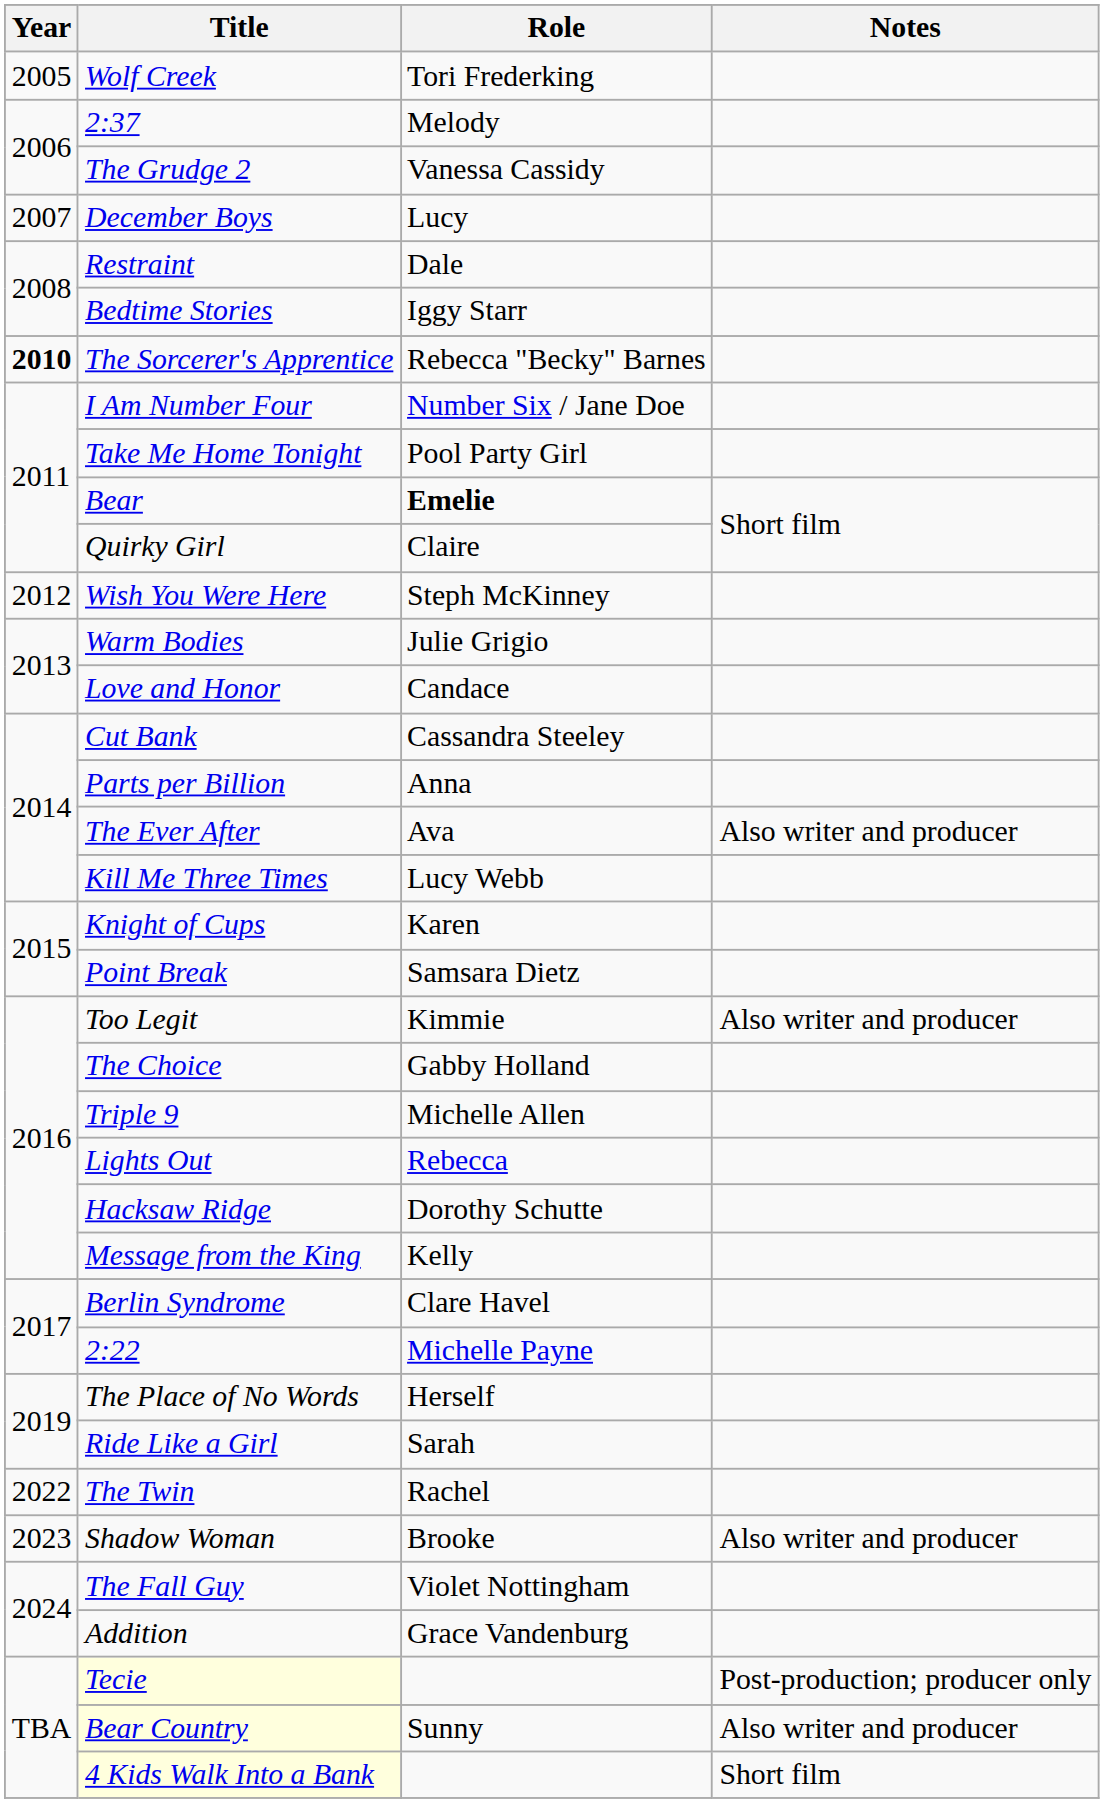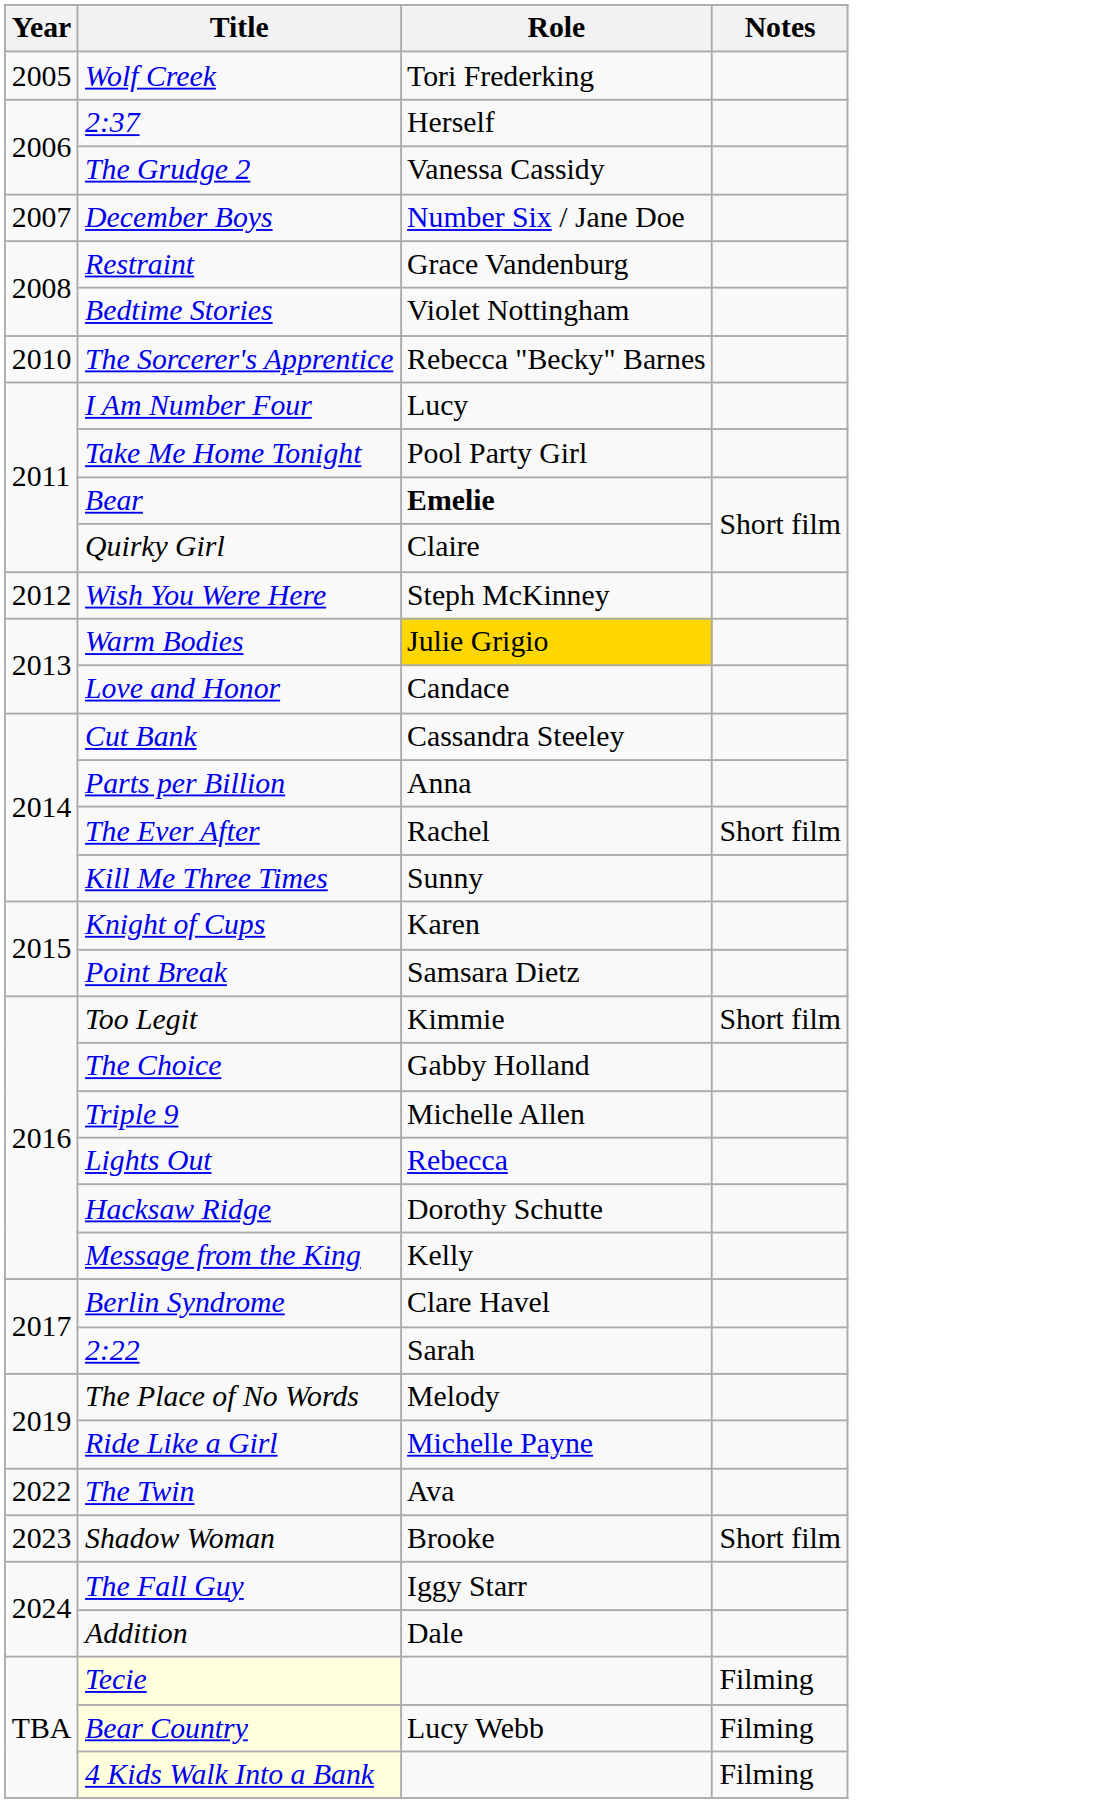(453, 122) Melody -> (451, 122) Herself
(438, 216) Lucy -> (546, 216) Number Six / Jane Doe
(435, 264) Dale -> (518, 264) Grace Vandenburg
(467, 311) Iggy Starr -> (518, 311) Violet Nottingham
(42, 358) bold -> (42, 358) normal
(546, 405) Number Six / Jane Doe -> (438, 405) Lucy
(478, 641) no background -> (478, 641) gold background
(431, 830) Ava -> (448, 830) Rachel
(869, 830) Also writer and producer -> (780, 830) Short film
(475, 877) Lucy Webb -> (445, 877) Sunny
(869, 1019) Also writer and producer -> (780, 1019) Short film
(500, 1349) Michelle Payne -> (441, 1349) Sarah
(451, 1396) Herself -> (453, 1396) Melody
(441, 1444) Sarah -> (500, 1444) Michelle Payne
(448, 1491) Rachel -> (431, 1491) Ava
(869, 1538) Also writer and producer -> (780, 1538) Short film
(518, 1585) Violet Nottingham -> (467, 1585) Iggy Starr
(518, 1632) Grace Vandenburg -> (435, 1632) Dale
(905, 1680) Post-production; producer only -> (767, 1680) Filming
(445, 1727) Sunny -> (475, 1727) Lucy Webb
(869, 1727) Also writer and producer -> (767, 1727) Filming
(780, 1774) Short film -> (767, 1774) Filming
